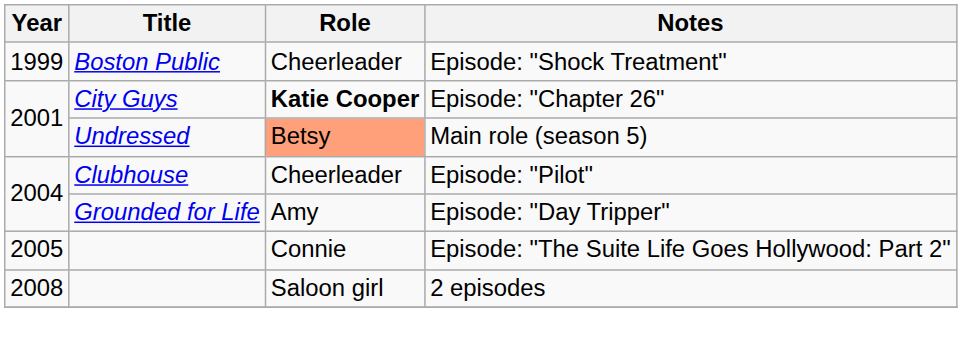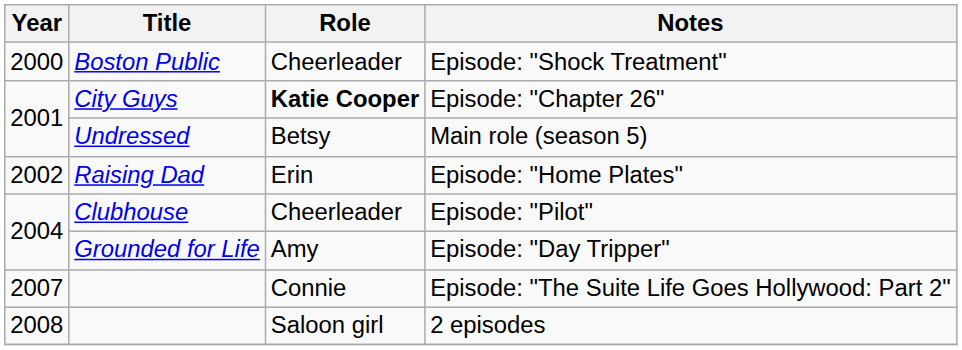(37, 61) 1999 -> (37, 61) 2000
(301, 136) lightsalmon background -> (301, 136) no background
+ row: (557, 174)
(37, 250) 2005 -> (37, 288) 2007
